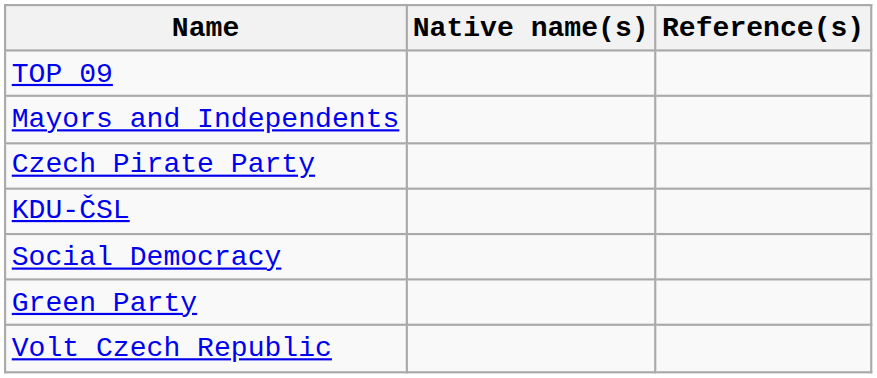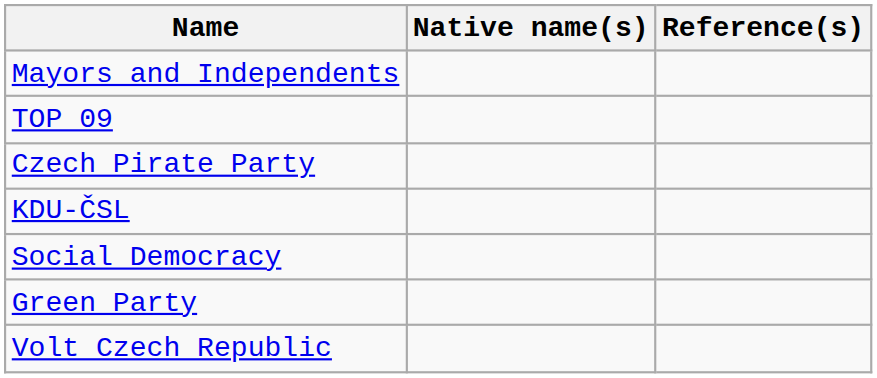rows swapped: (206, 119) <-> (62, 74)
